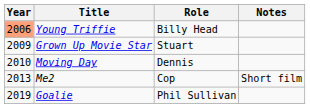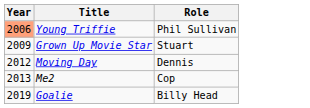- column: (272, 13)
(187, 29) Billy Head -> (197, 29) Phil Sullivan
(19, 62) 2010 -> (19, 62) 2012
(197, 95) Phil Sullivan -> (187, 95) Billy Head
